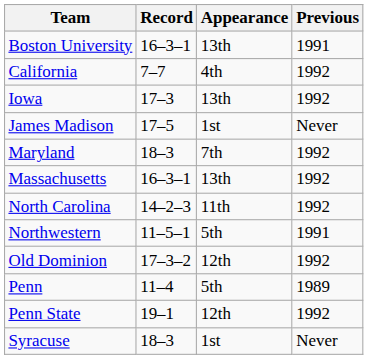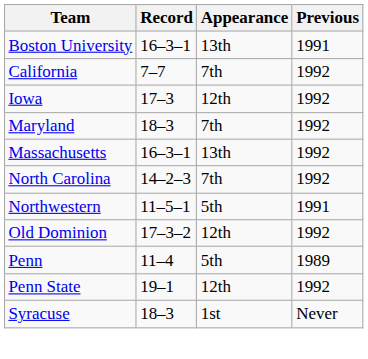(212, 71) 4th -> (212, 71) 7th
(216, 98) 13th -> (216, 98) 12th
- row: (61, 125)
(215, 206) 11th -> (212, 179) 7th
